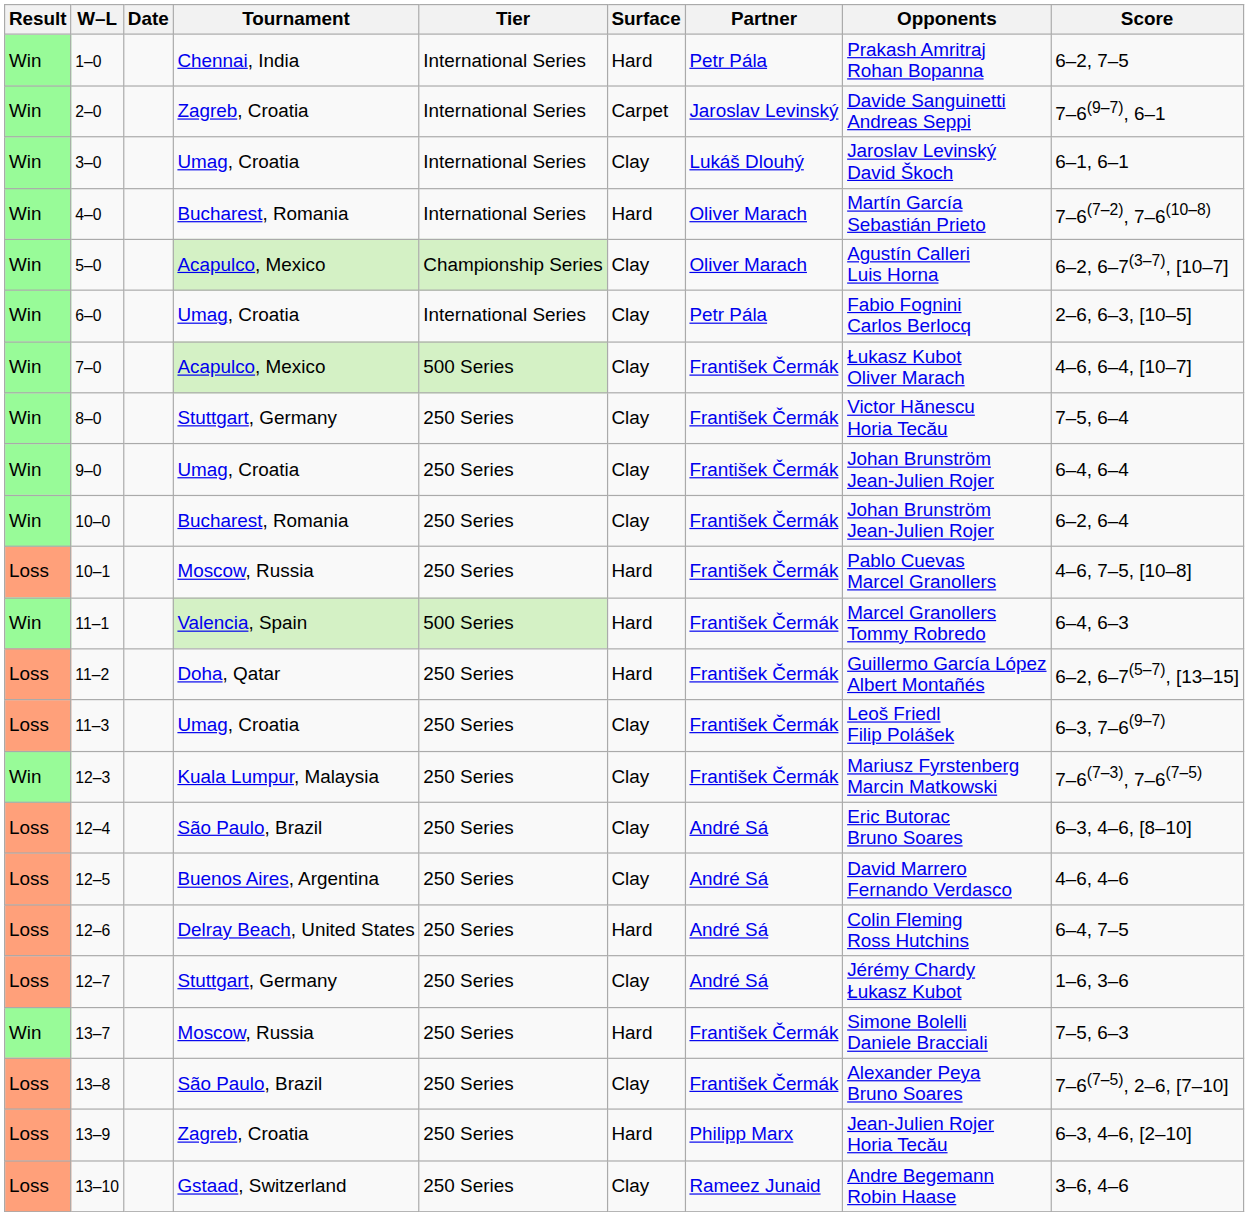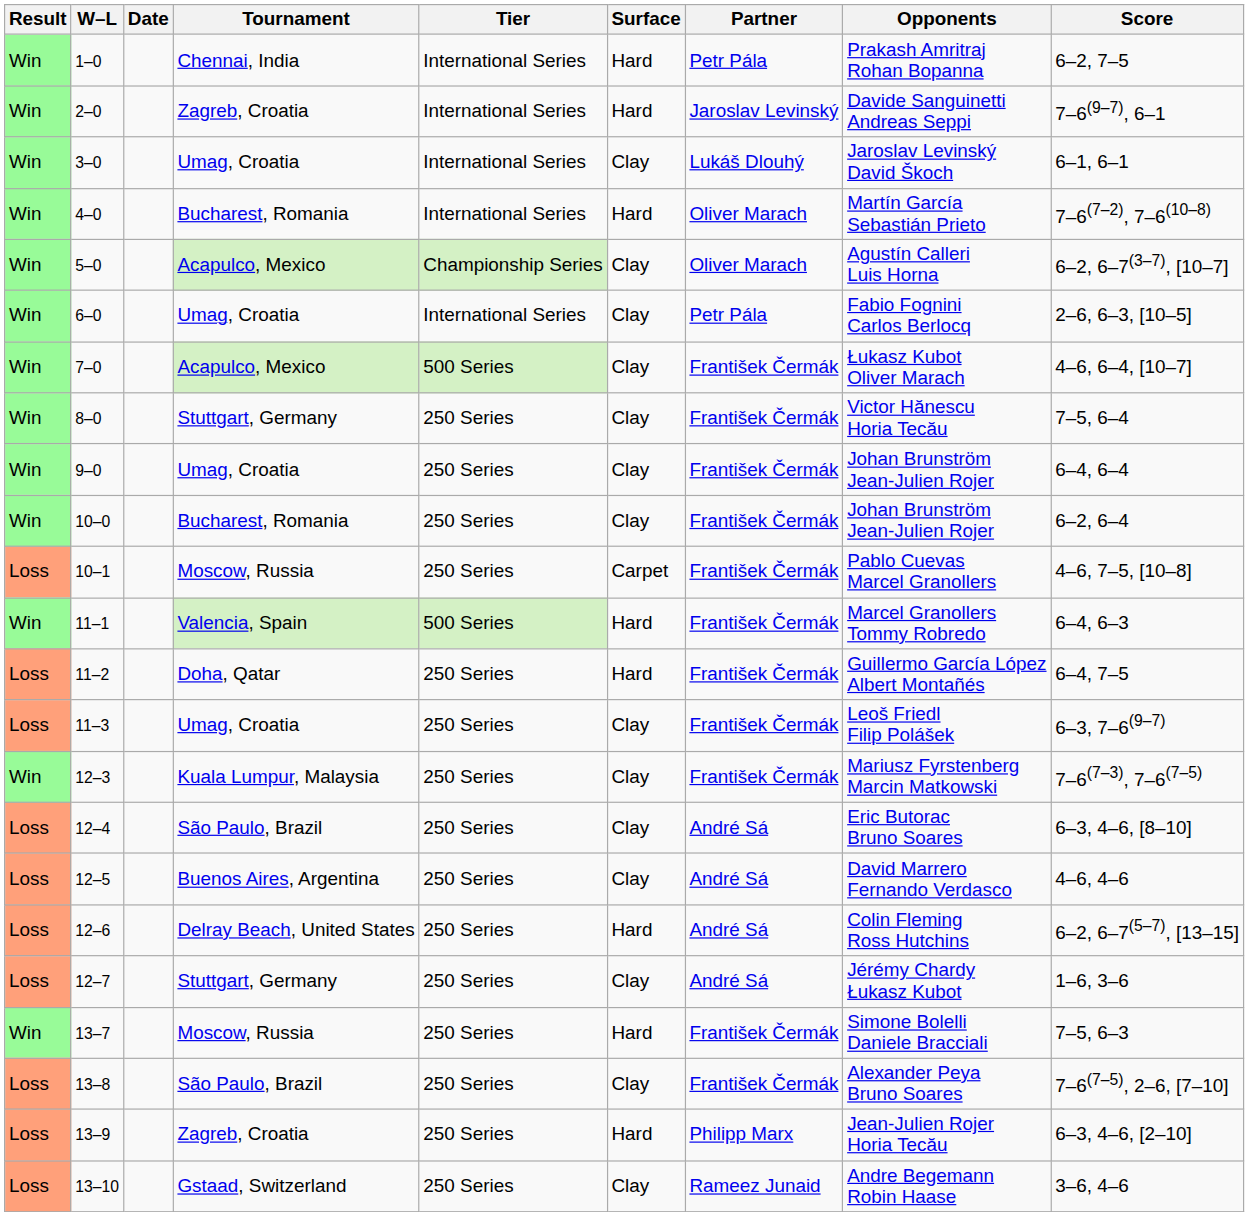(640, 111) Carpet -> (632, 111) Hard
(632, 571) Hard -> (640, 571) Carpet
(1147, 674) 6–2, 6–7(5–7), [13–15] -> (1092, 674) 6–4, 7–5
(1092, 930) 6–4, 7–5 -> (1147, 930) 6–2, 6–7(5–7), [13–15]
